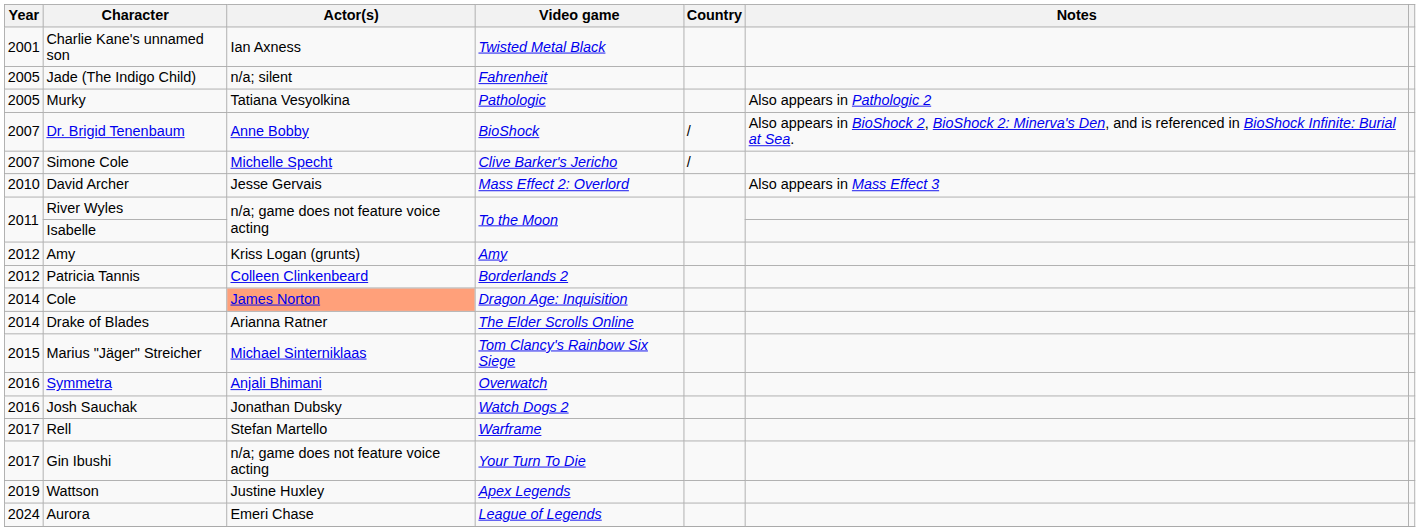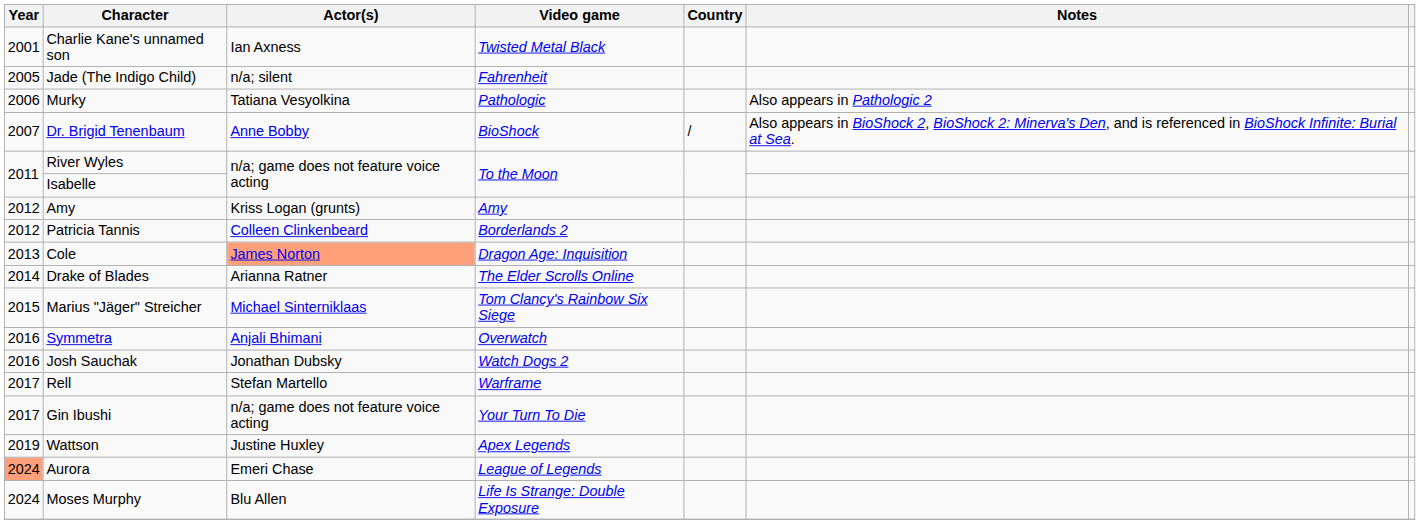(24, 100) 2005 -> (24, 100) 2006
- row: (88, 162)
- row: (88, 185)
(24, 299) 2014 -> (24, 253) 2013
(24, 514) no background -> (24, 468) lightsalmon background
+ row: (94, 499)
